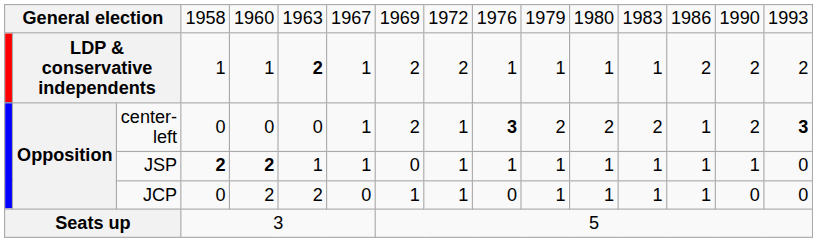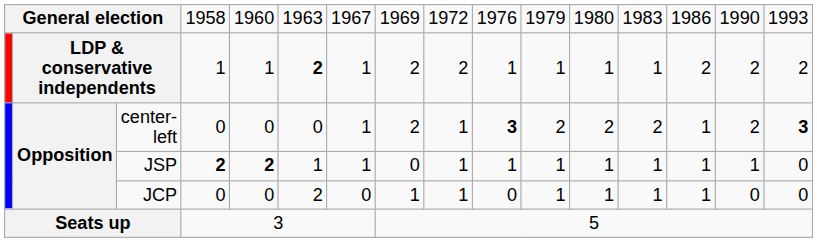(269, 194) 2 -> (269, 194) 0
